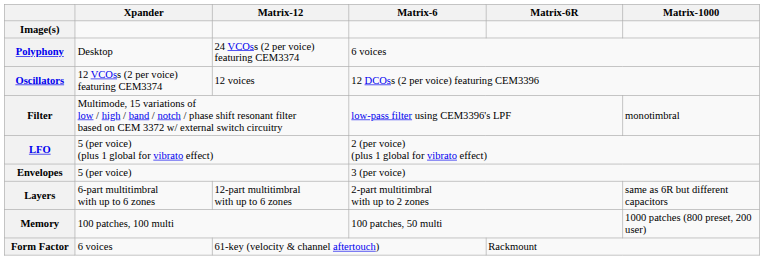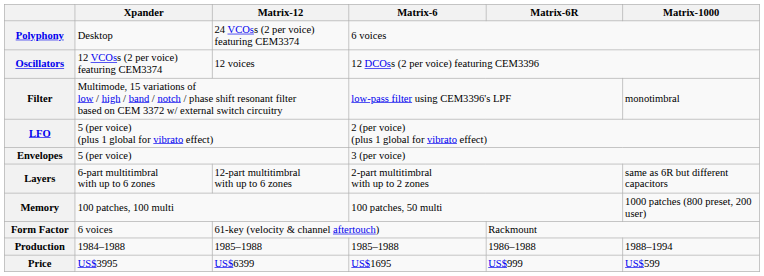- row: (40, 29)
+ row: (40, 246)
+ row: (40, 263)
